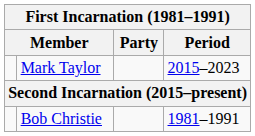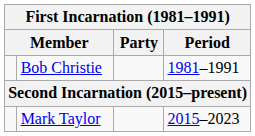rows swapped: (61, 118) <-> (61, 67)
